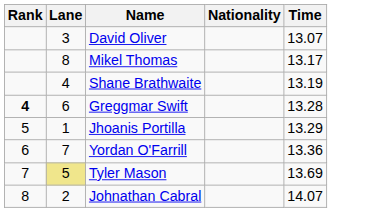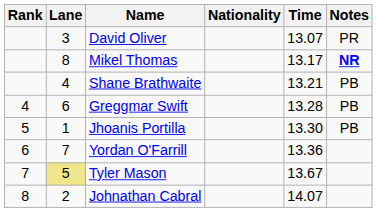+ column: (349, 15)
(305, 83) 13.19 -> (305, 83) 13.21
(25, 106) bold -> (25, 106) normal
(305, 128) 13.29 -> (305, 128) 13.30
(305, 173) 13.69 -> (305, 173) 13.67
